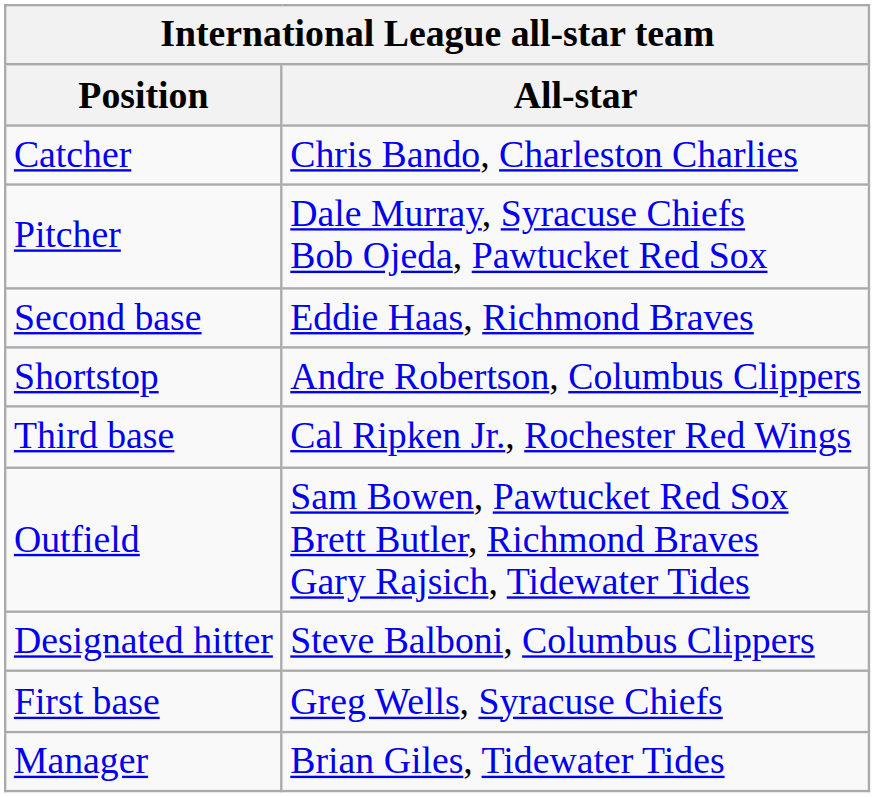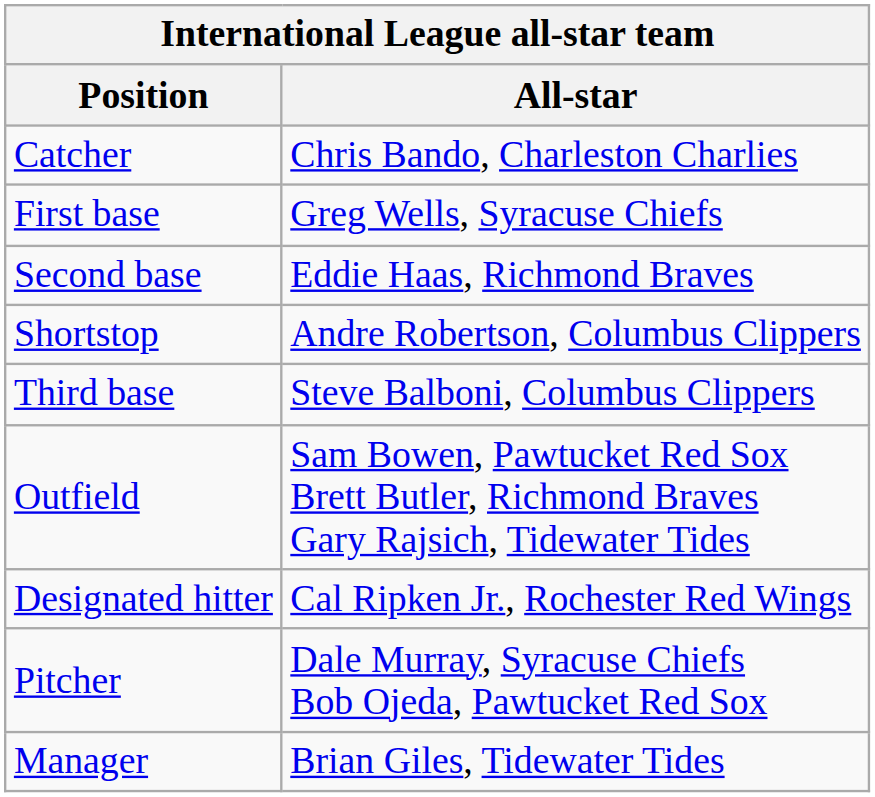rows swapped: (87, 700) <-> (67, 235)
(571, 436) Cal Ripken Jr., Rochester Red Wings -> (553, 393) Steve Balboni, Columbus Clippers
(553, 640) Steve Balboni, Columbus Clippers -> (571, 598) Cal Ripken Jr., Rochester Red Wings
